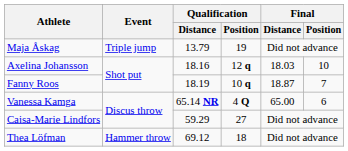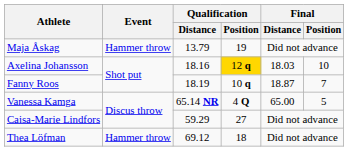(131, 48) Triple jump -> (138, 48) Hammer throw
(241, 66) no background -> (241, 66) gold background
(324, 101) 6 -> (324, 101) 5
